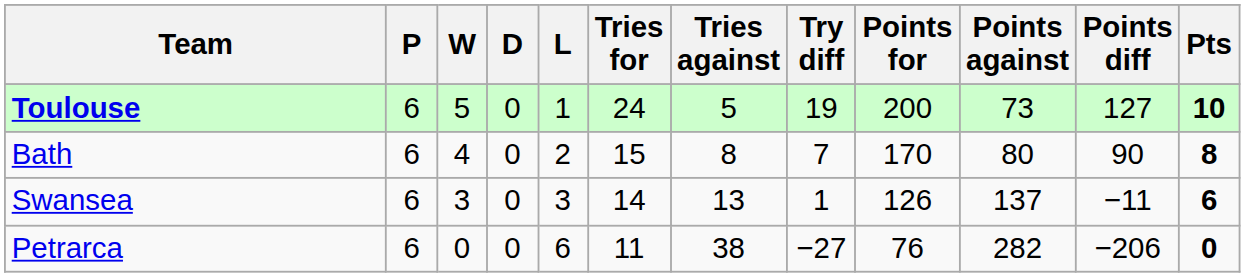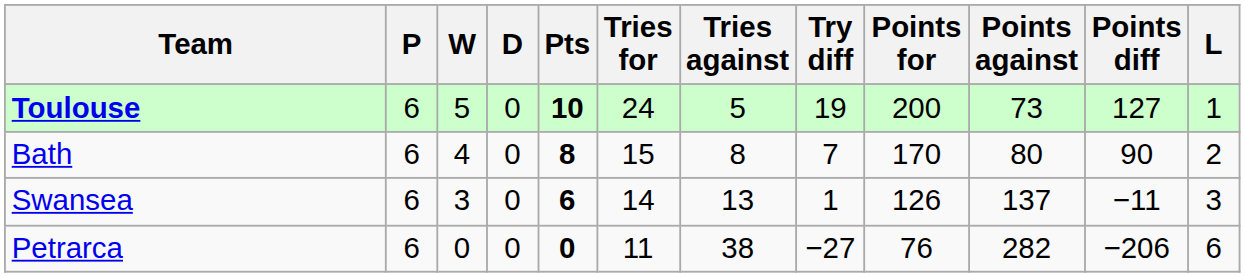columns swapped: (563, 44) <-> (1209, 44)
